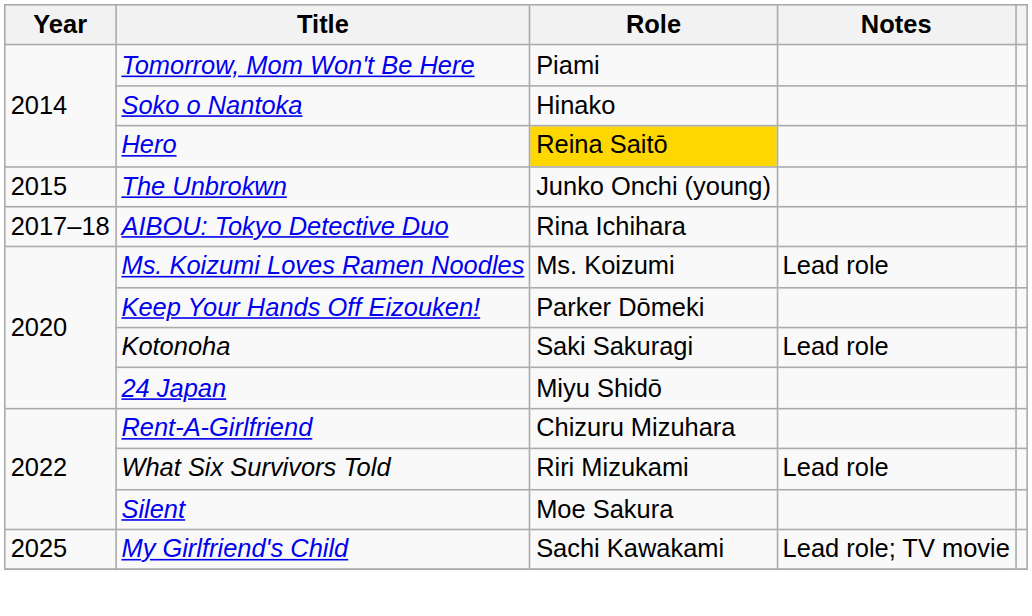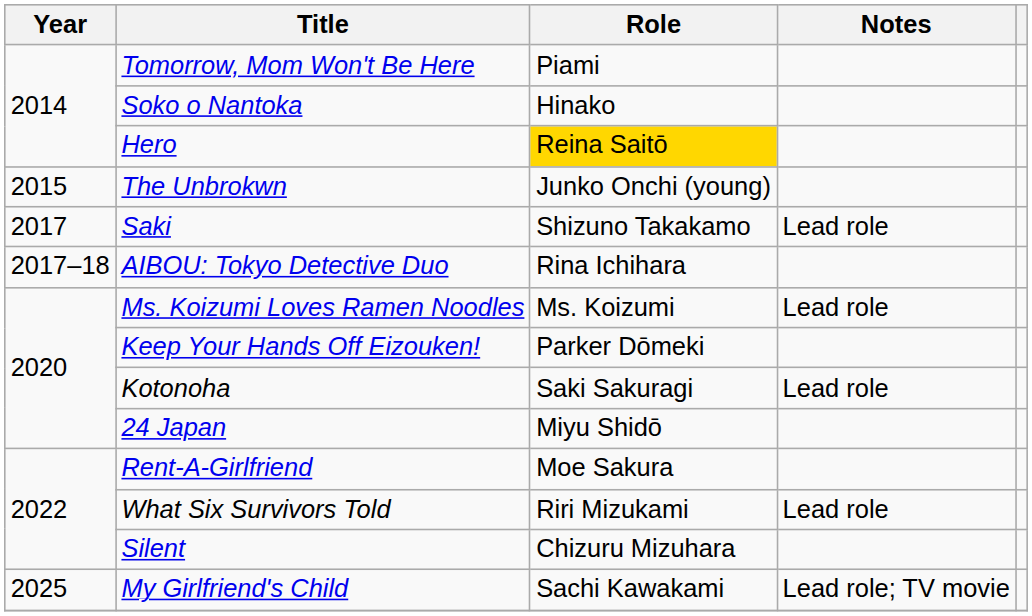+ row: (146, 226)
(636, 428) Chizuru Mizuhara -> (605, 468) Moe Sakura
(605, 508) Moe Sakura -> (636, 549) Chizuru Mizuhara
